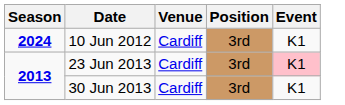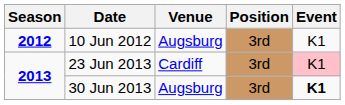(35, 40) 2024 -> (35, 40) 2012
(180, 40) Cardiff -> (190, 40) Augsburg
(180, 88) Cardiff -> (190, 88) Augsburg
(296, 88) normal -> (316, 88) bold
